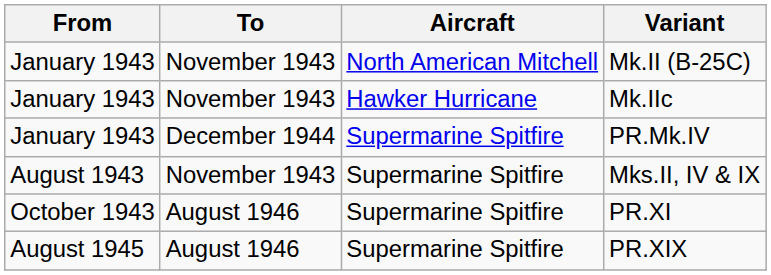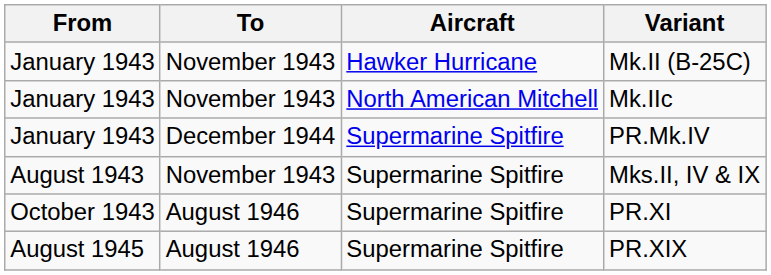(472, 61) North American Mitchell -> (442, 61) Hawker Hurricane
(442, 99) Hawker Hurricane -> (472, 99) North American Mitchell
